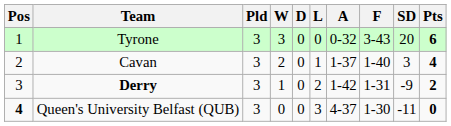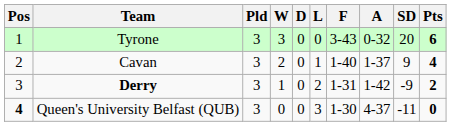columns swapped: (377, 16) <-> (343, 16)
(407, 62) 3 -> (407, 62) 9
